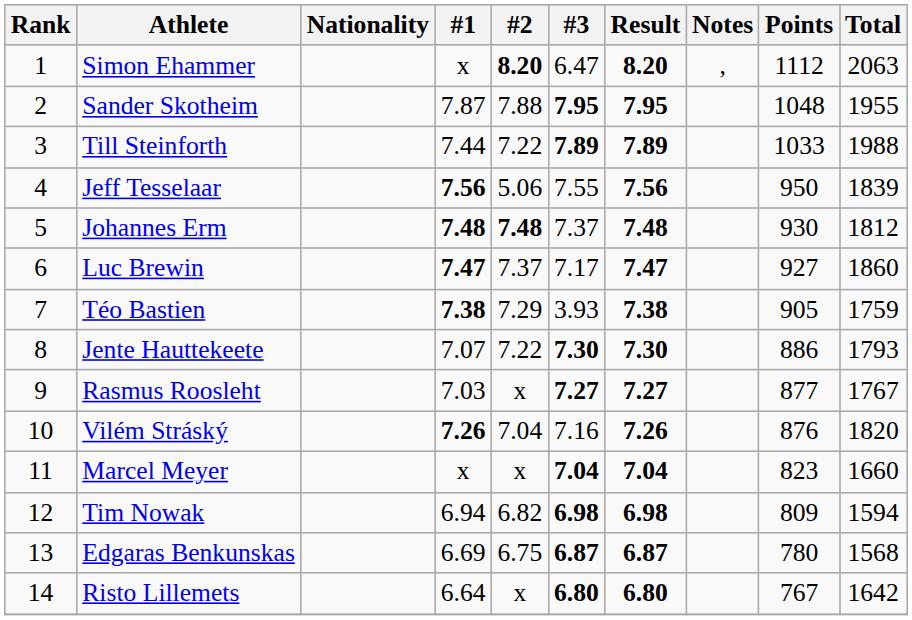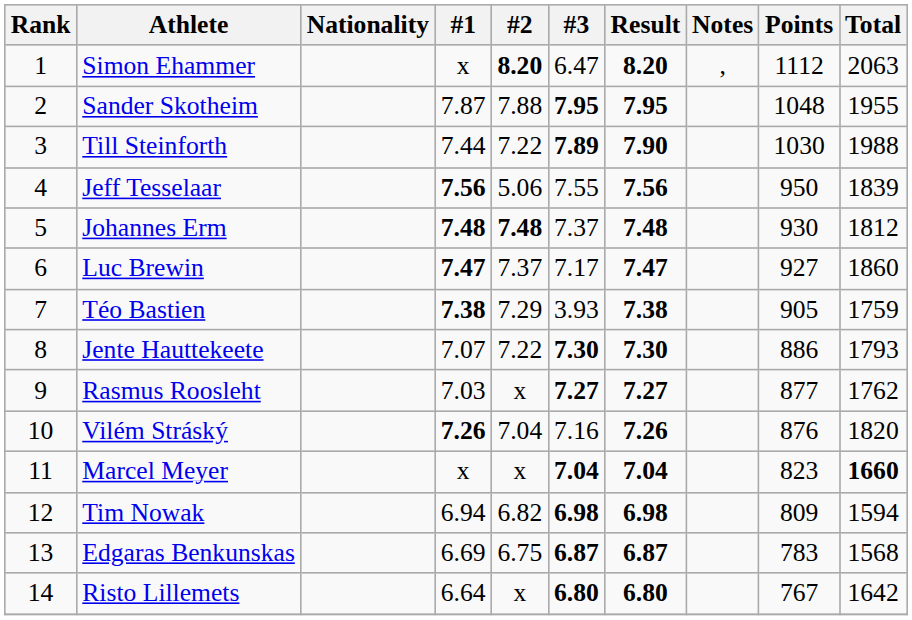(645, 146) 7.89 -> (645, 146) 7.90
(799, 146) 1033 -> (799, 146) 1030
(873, 390) 1767 -> (873, 390) 1762
(873, 471) normal -> (873, 471) bold
(799, 552) 780 -> (799, 552) 783
